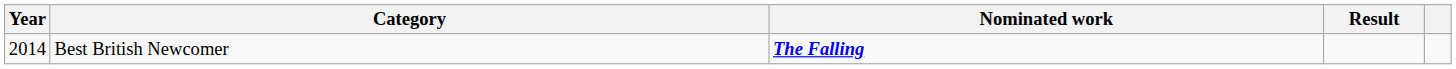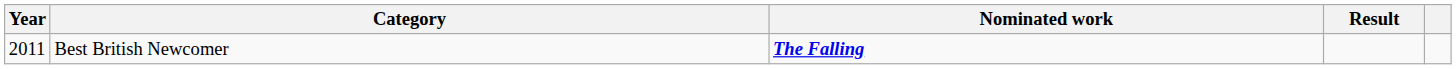(27, 48) 2014 -> (27, 48) 2011
